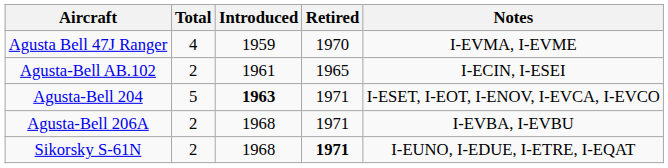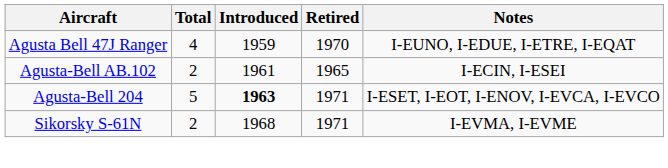(513, 44) I-EVMA, I-EVME -> (513, 44) I-EUNO, I-EDUE, I-ETRE, I-EQAT
- row: (88, 123)
(333, 149) bold -> (333, 123) normal
(513, 149) I-EUNO, I-EDUE, I-ETRE, I-EQAT -> (513, 123) I-EVMA, I-EVME
